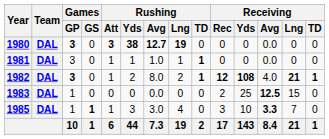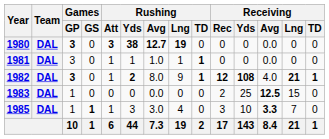(132, 77) normal -> (132, 77) bold
(180, 77) 2 -> (180, 77) 9
